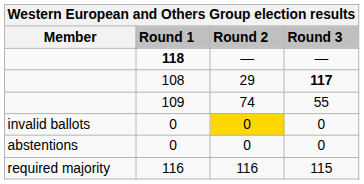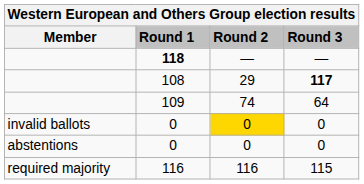(321, 102) 55 -> (321, 102) 64
